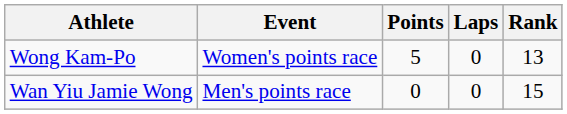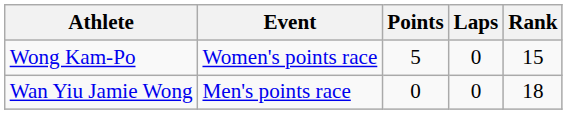(533, 57) 13 -> (533, 57) 15
(533, 92) 15 -> (533, 92) 18
